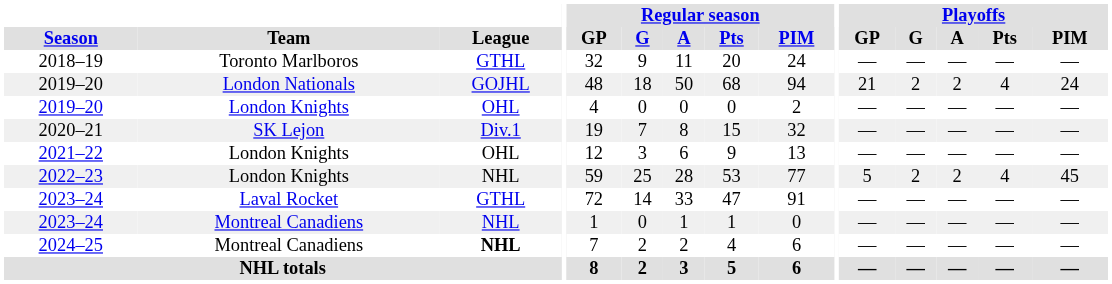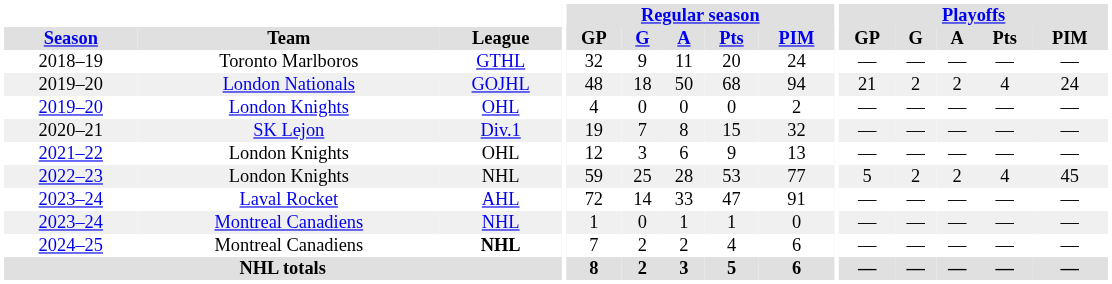(501, 199) GTHL -> (501, 199) AHL
